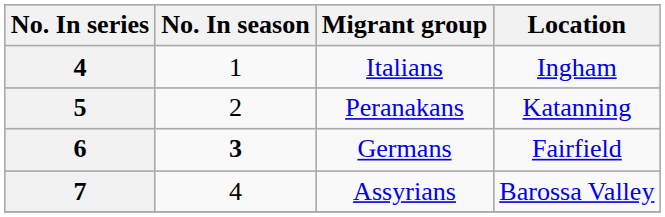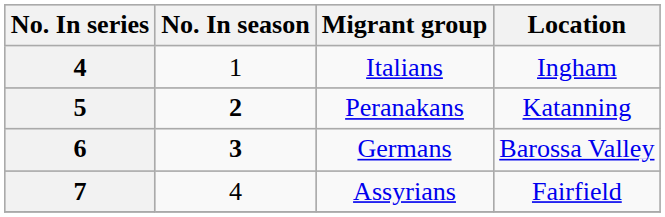(235, 107) normal -> (235, 107) bold
(577, 149) Fairfield -> (577, 149) Barossa Valley
(577, 190) Barossa Valley -> (577, 190) Fairfield
